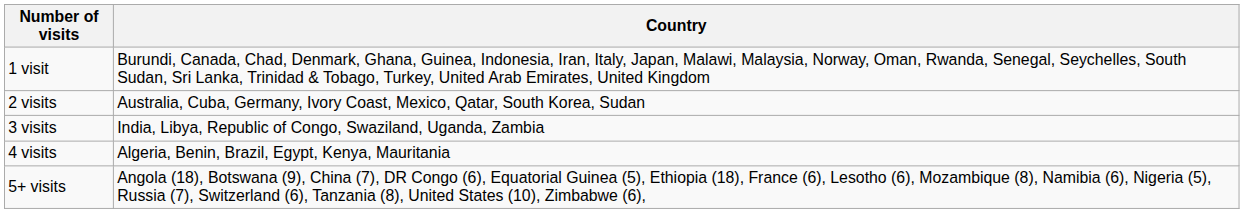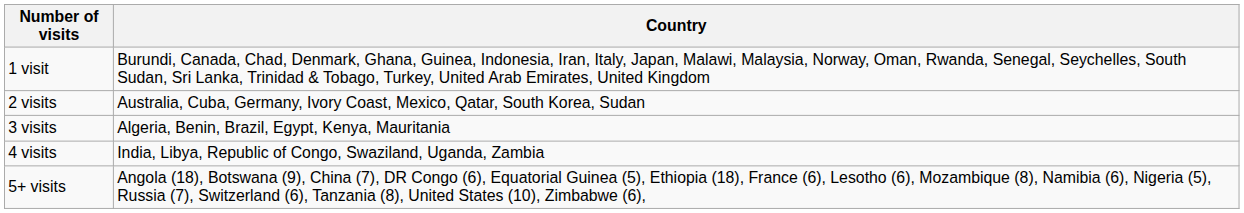(331, 128) India, Libya, Republic of Congo, Swaziland, Uganda, Zambia -> (284, 128) Algeria, Benin, Brazil, Egypt, Kenya, Mauritania
(284, 153) Algeria, Benin, Brazil, Egypt, Kenya, Mauritania -> (331, 153) India, Libya, Republic of Congo, Swaziland, Uganda, Zambia
